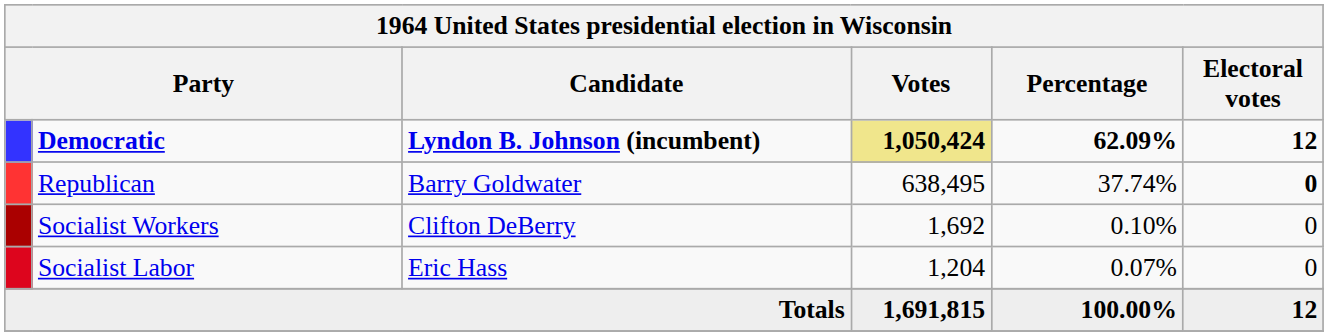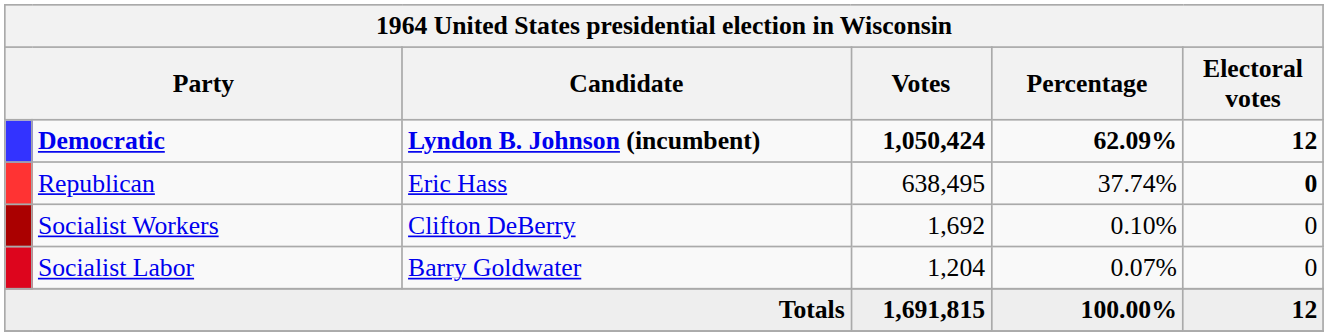(934, 140) khaki background -> (934, 140) no background
(495, 183) Barry Goldwater -> (458, 183) Eric Hass
(458, 268) Eric Hass -> (495, 268) Barry Goldwater
